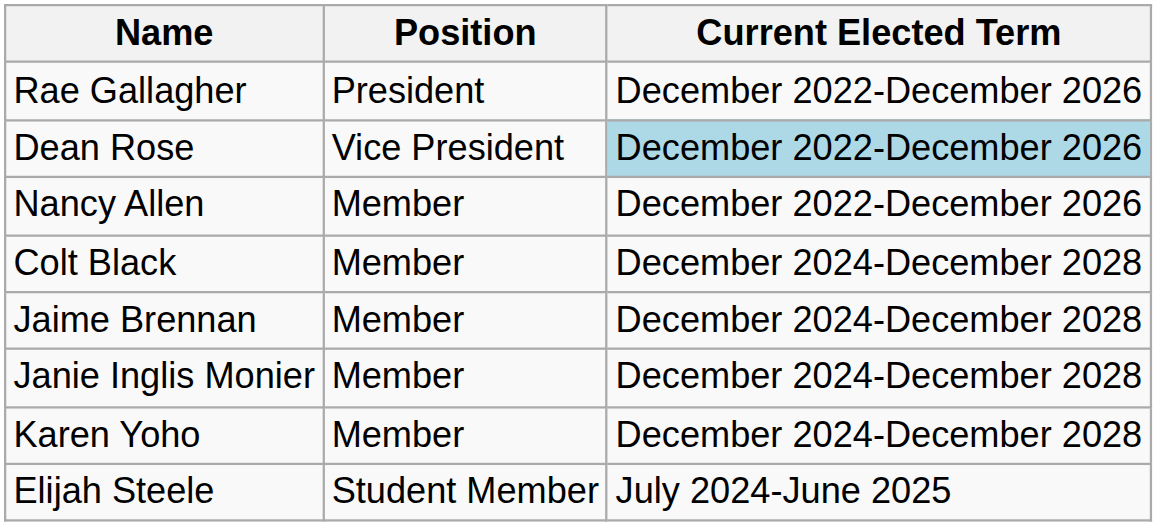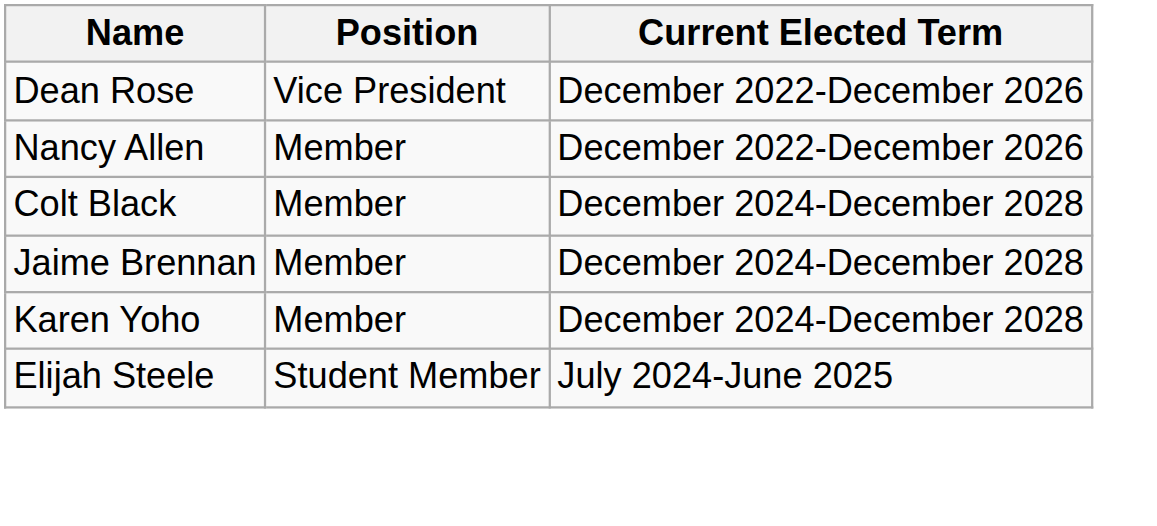- row: (130, 90)
(879, 147) lightblue background -> (821, 90) no background
- row: (164, 377)
